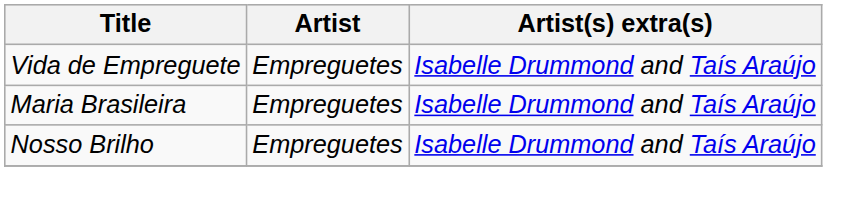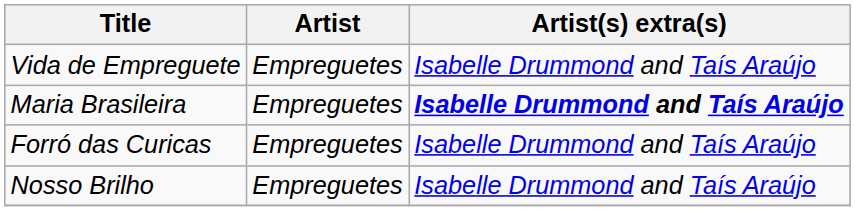(615, 104) normal -> (629, 104) bold
+ row: (111, 144)
